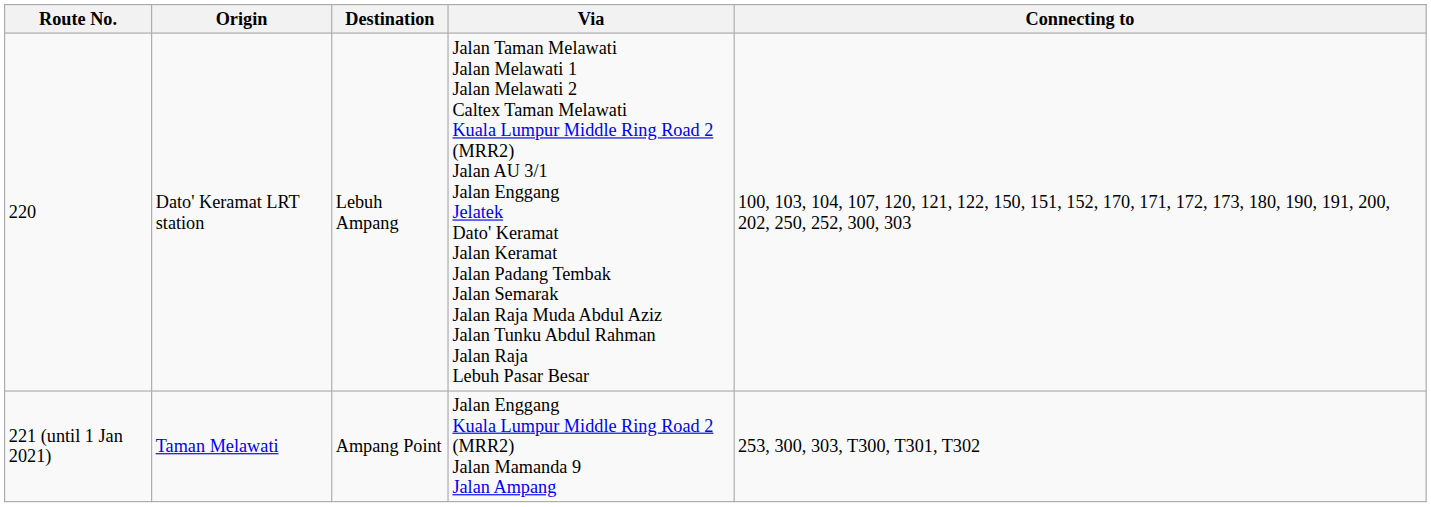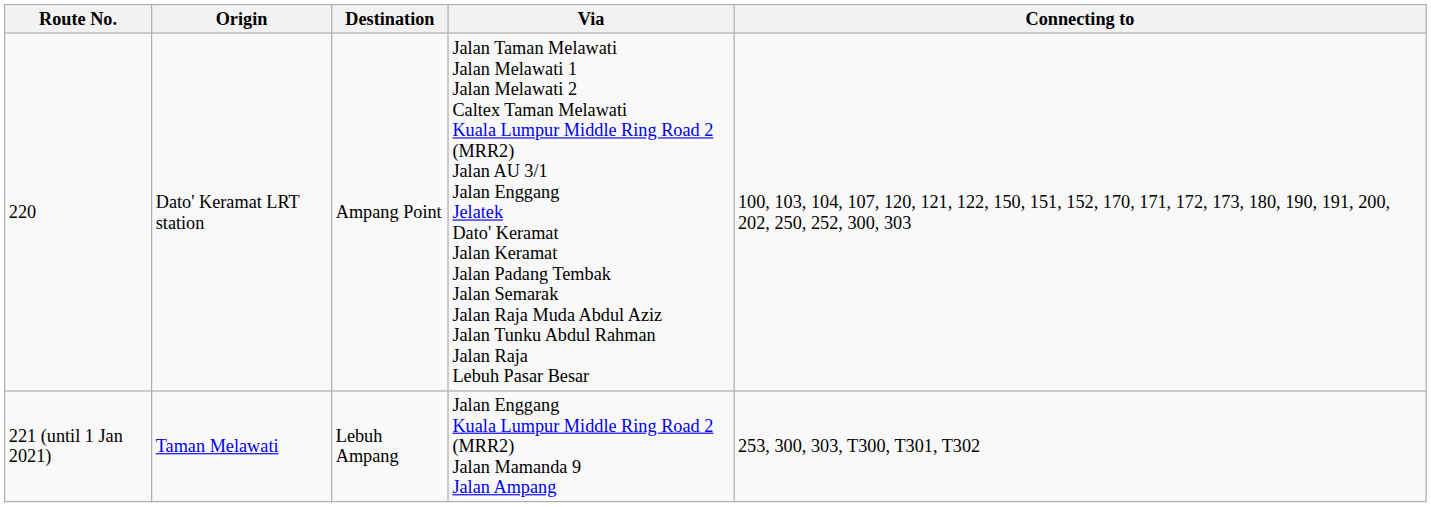(367, 212) Lebuh Ampang -> (389, 212) Ampang Point
(389, 446) Ampang Point -> (367, 446) Lebuh Ampang
